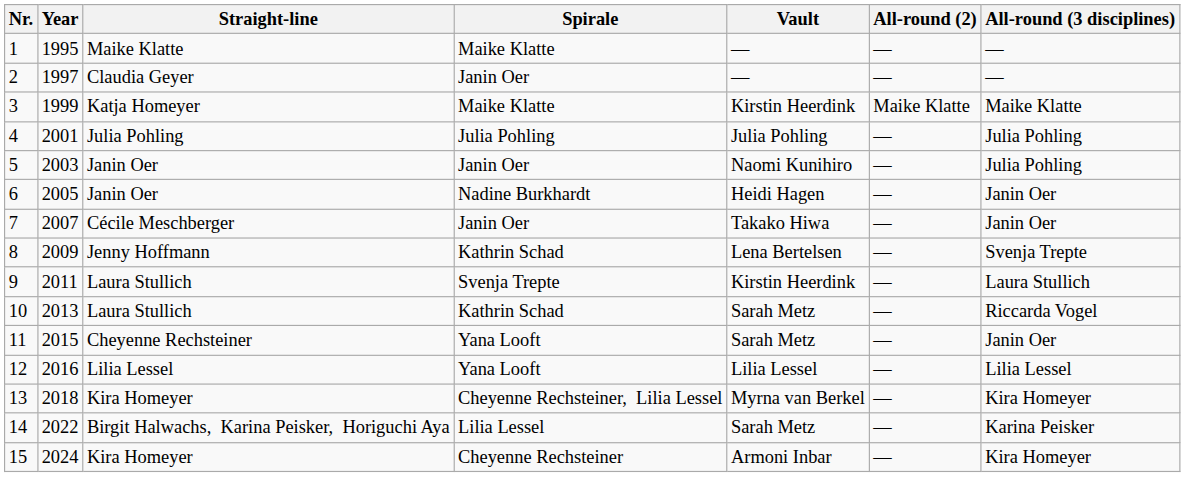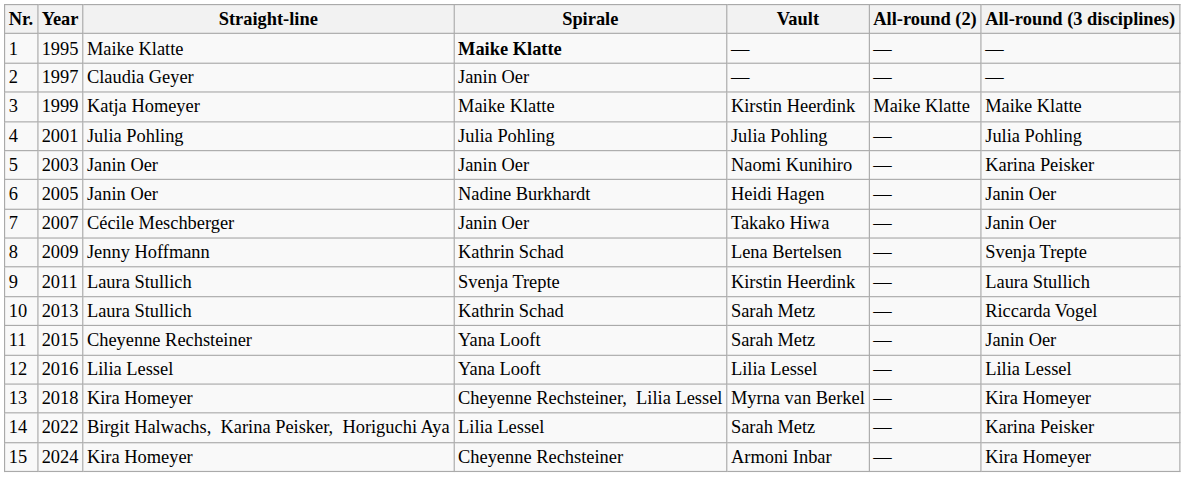(506, 48) normal -> (510, 48) bold
(1034, 164) Julia Pohling -> (1040, 164) Karina Peisker
